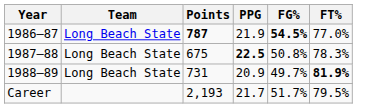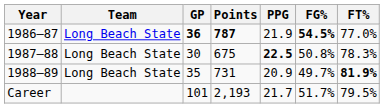+ column: (197, 14)
